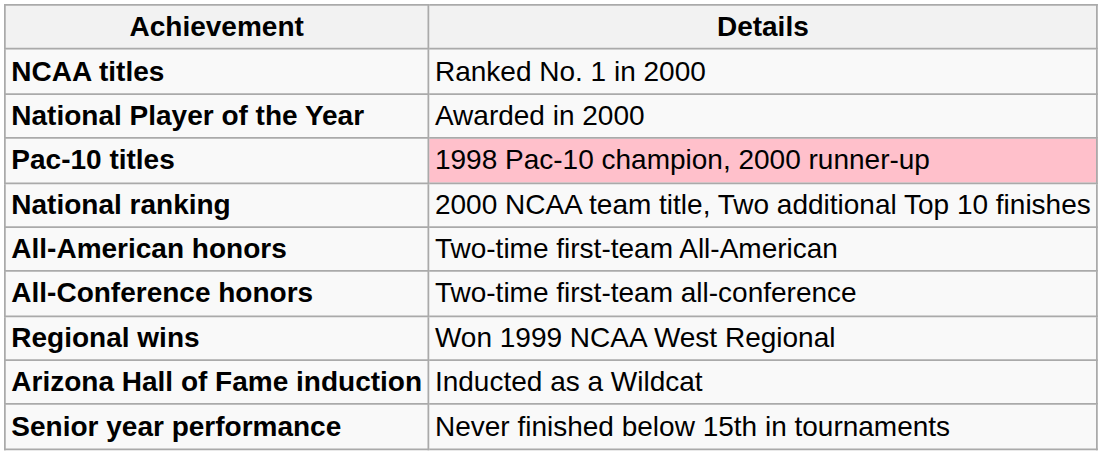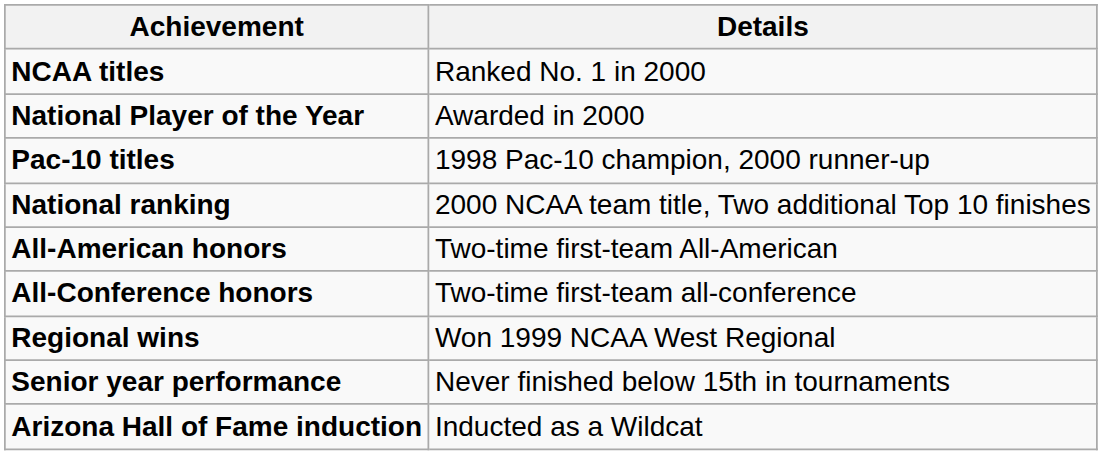(682, 159) pink background -> (682, 159) no background
rows swapped: (176, 426) <-> (217, 381)
